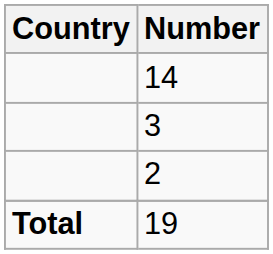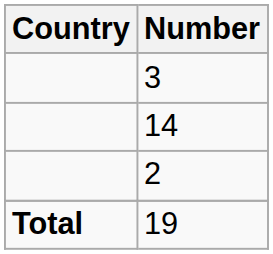rows swapped: (161, 77) <-> (152, 126)
